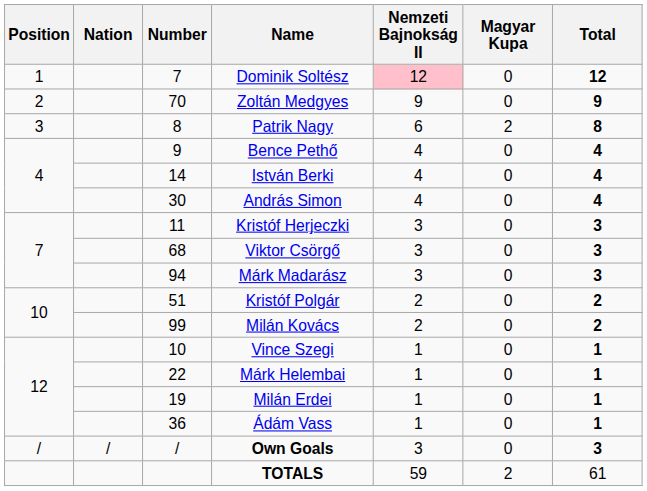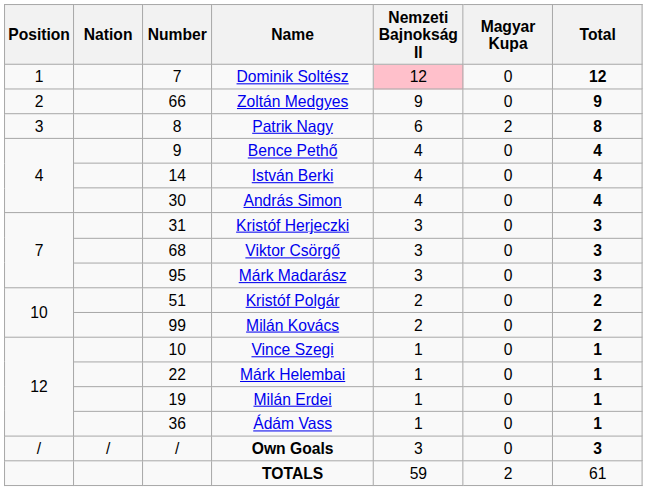(177, 102) 70 -> (177, 102) 66
(177, 226) 11 -> (177, 226) 31
(177, 275) 94 -> (177, 275) 95
